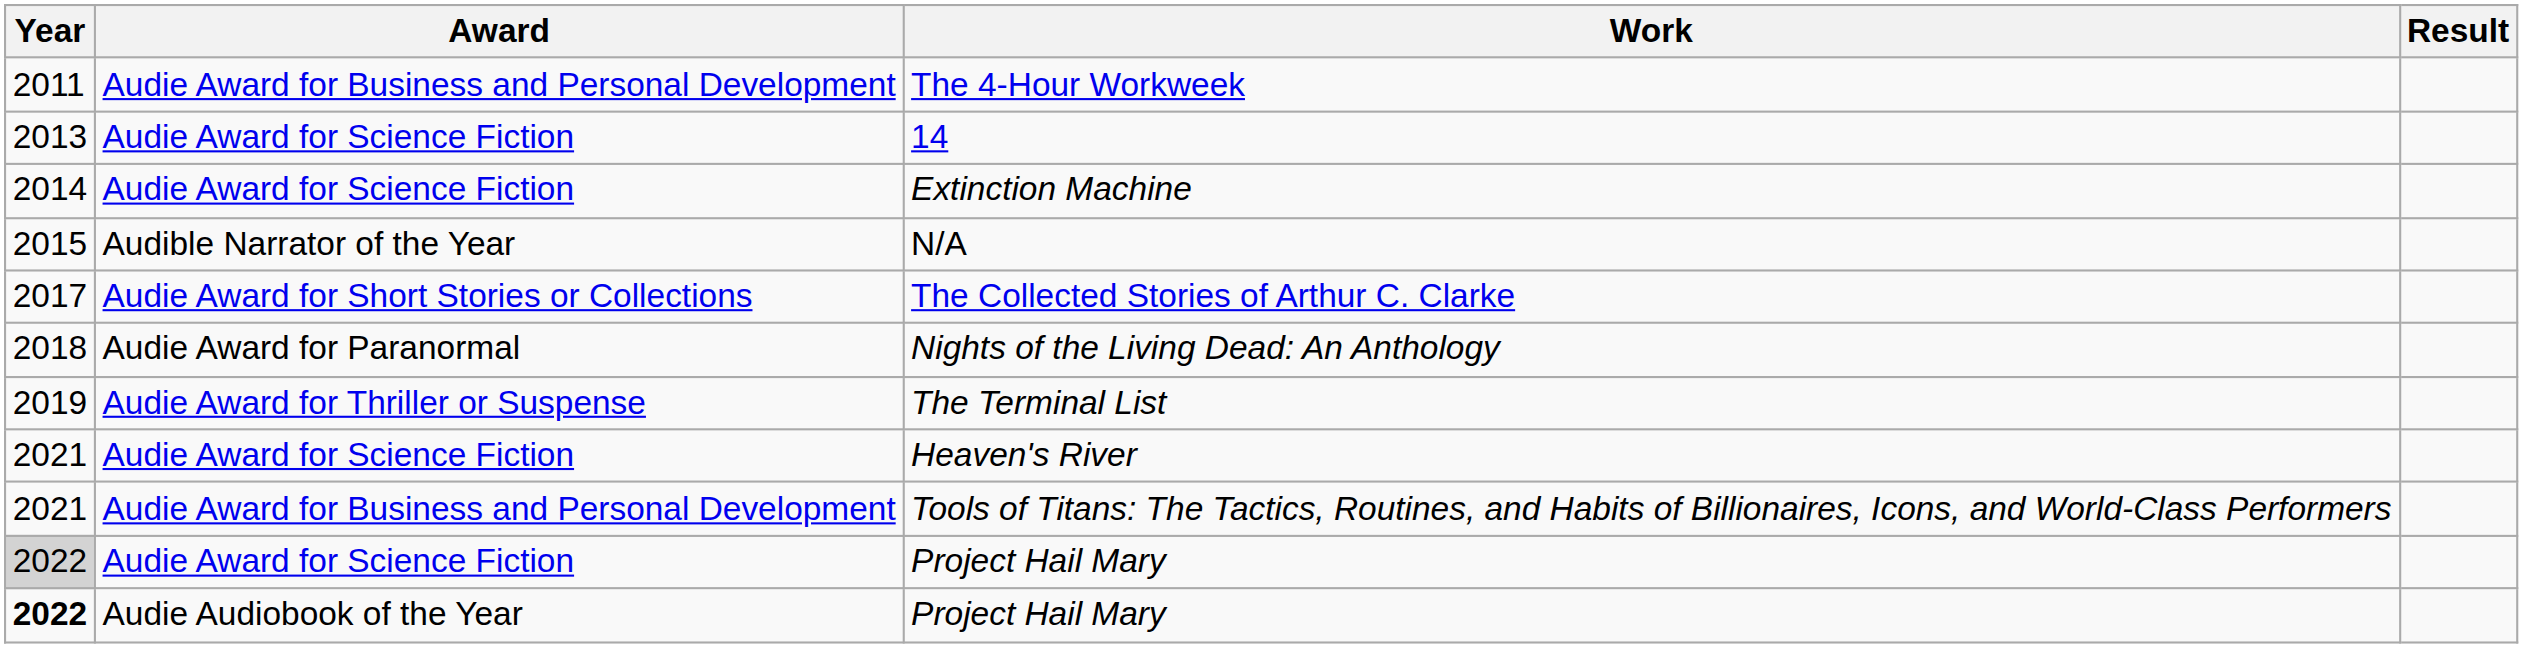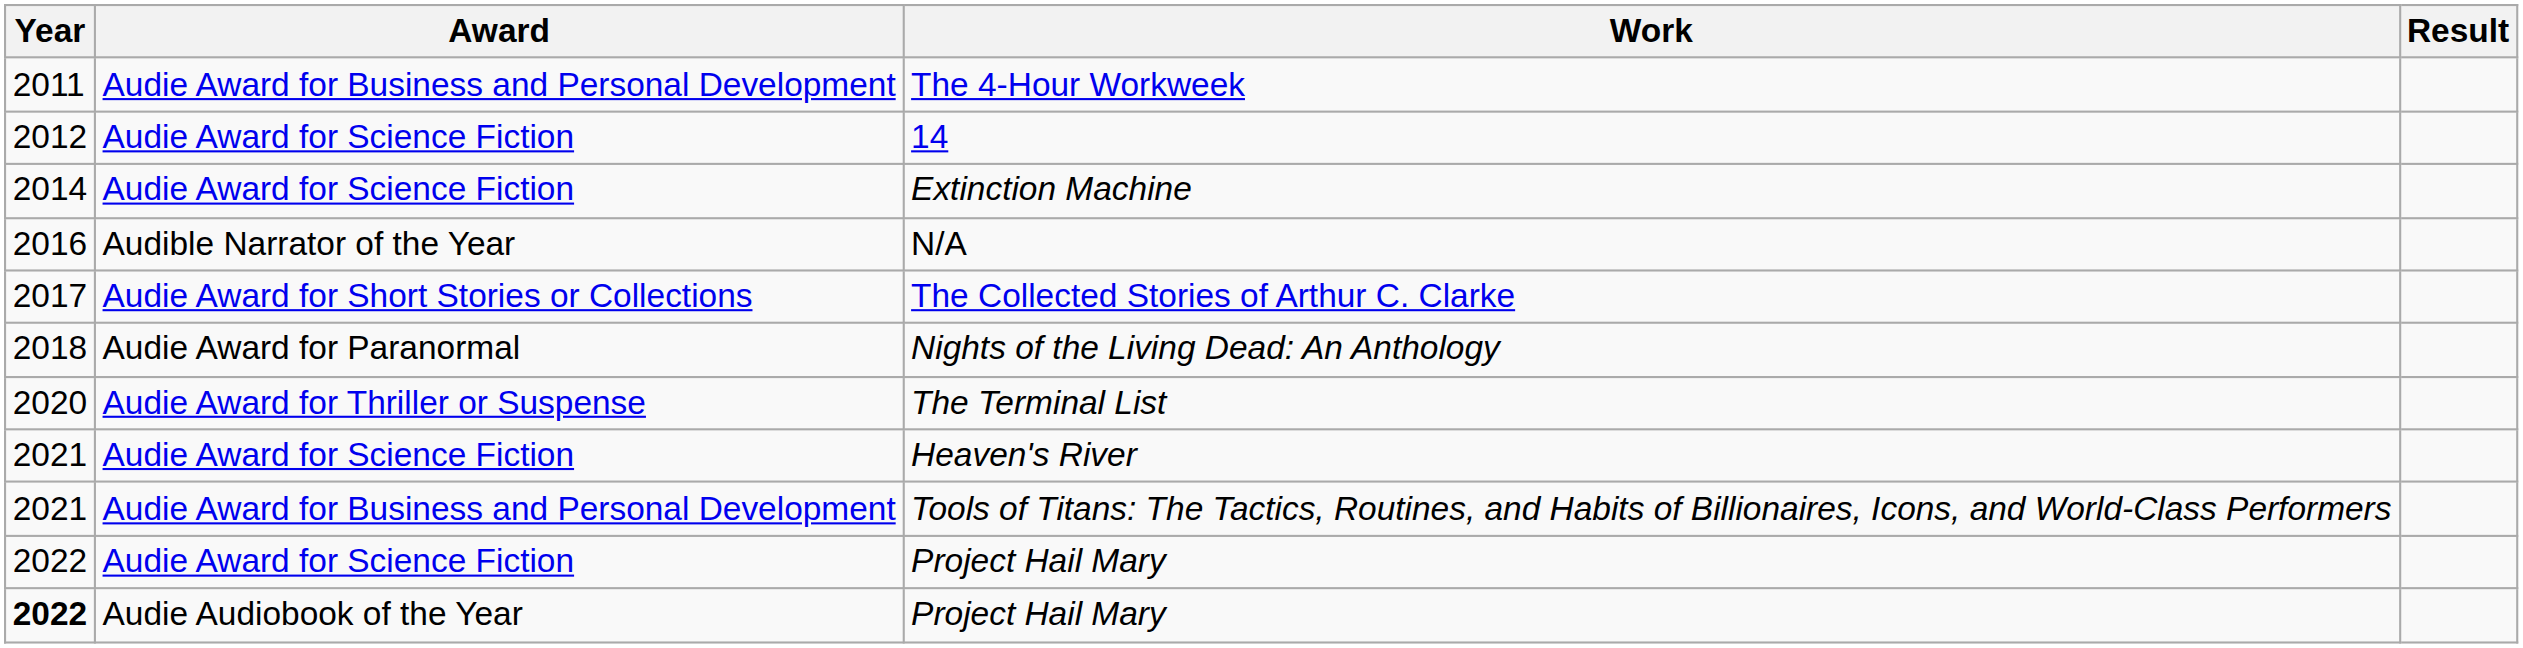(50, 137) 2013 -> (50, 137) 2012
(50, 243) 2015 -> (50, 243) 2016
(50, 402) 2019 -> (50, 402) 2020
(50, 561) lightgrey background -> (50, 561) no background
